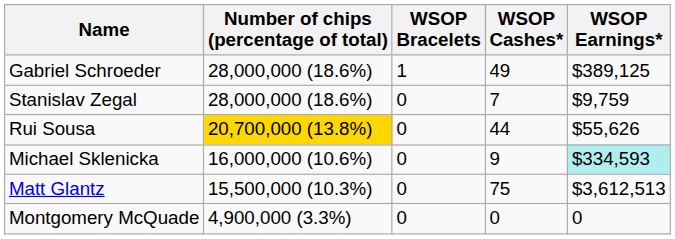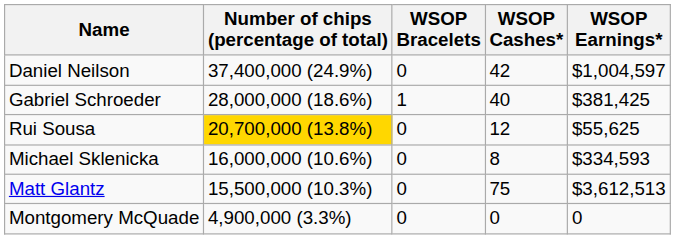+ row: (69, 70)
(500, 70) 49 -> (500, 99) 40
(611, 70) $389,125 -> (611, 99) $381,425
- row: (73, 99)
(500, 129) 44 -> (500, 129) 12
(606, 129) $55,626 -> (606, 129) $55,625
(495, 159) 9 -> (495, 159) 8
(611, 159) paleturquoise background -> (611, 159) no background
